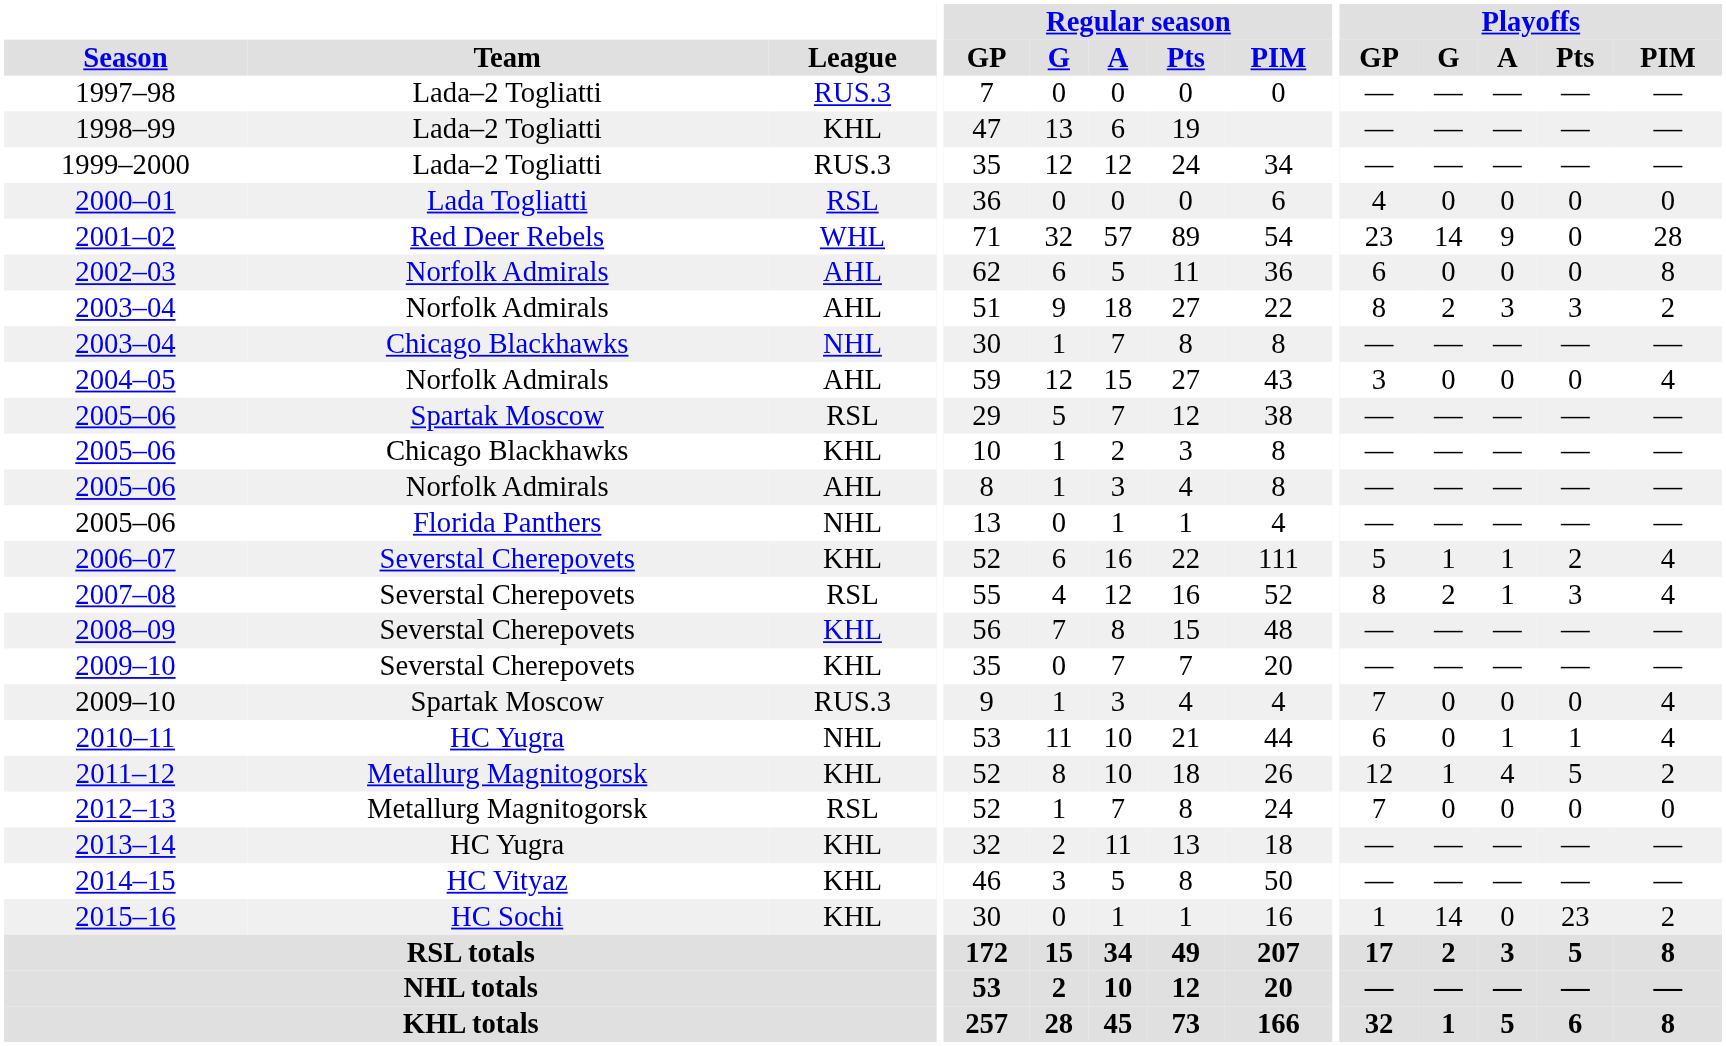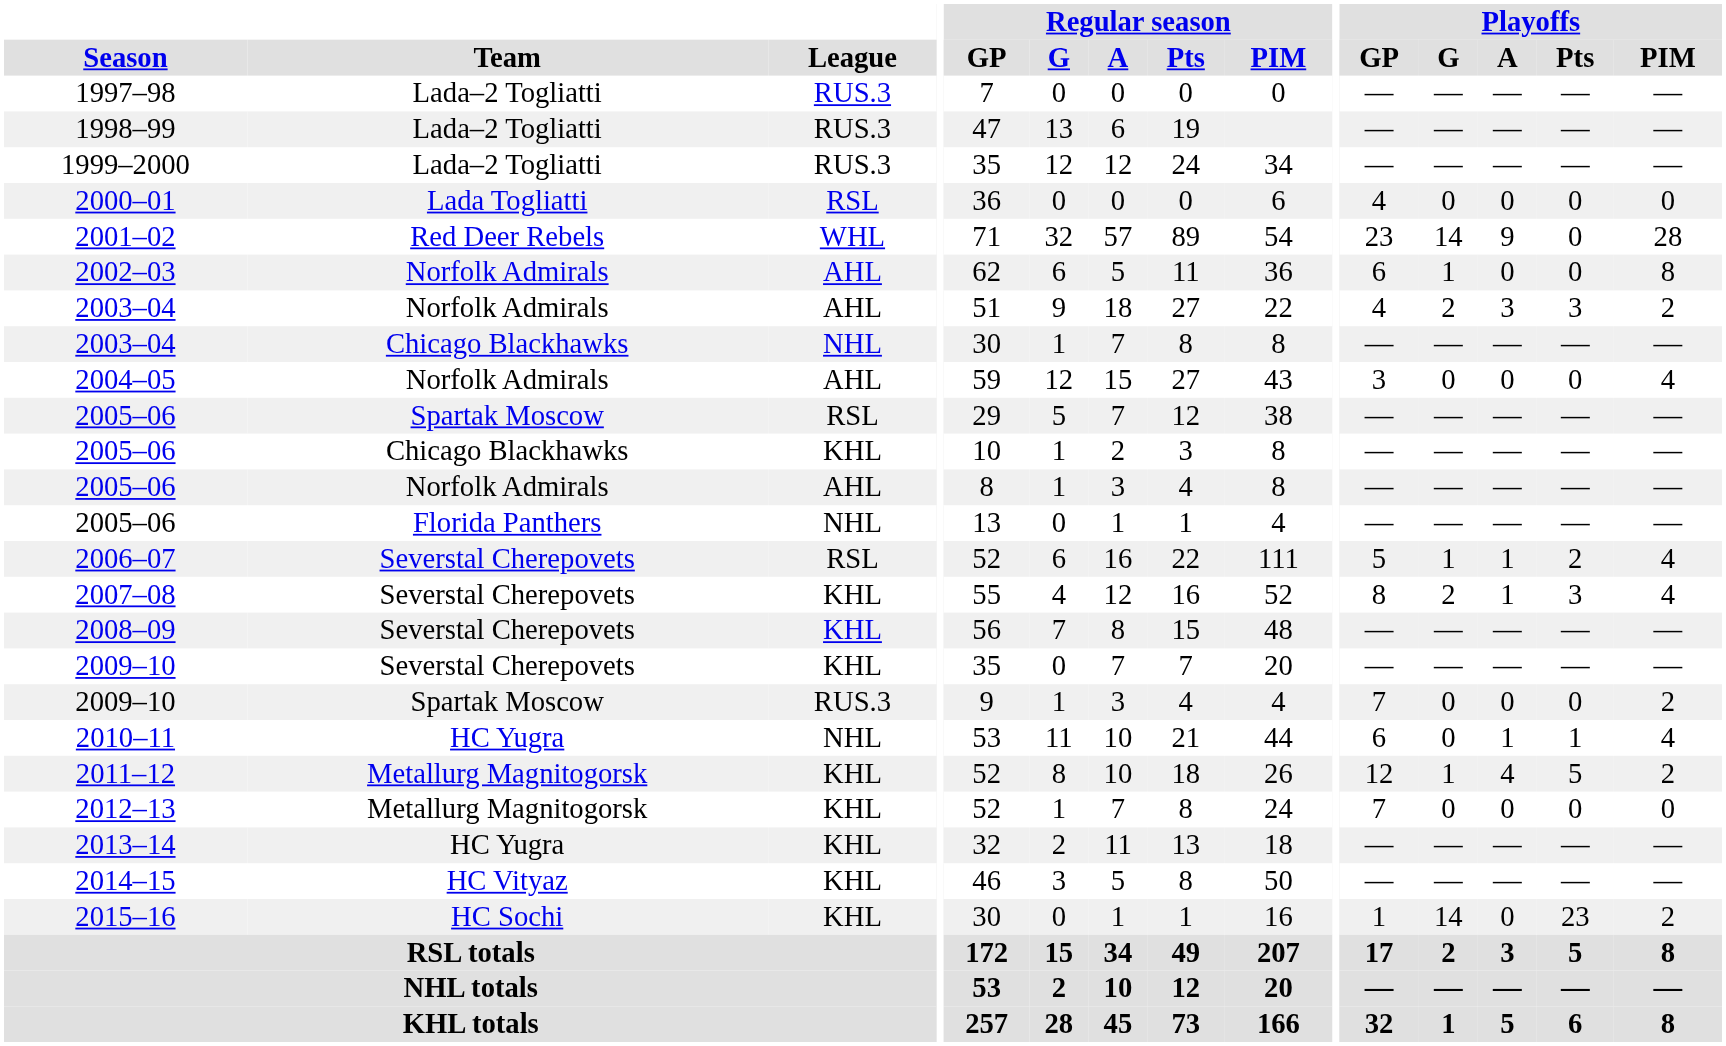(852, 128) KHL -> (852, 128) RUS.3
(1448, 272) 0 -> (1448, 272) 1
(1379, 307) 8 -> (1379, 307) 4
(852, 558) KHL -> (852, 558) RSL
(852, 594) RSL -> (852, 594) KHL
(1668, 701) 4 -> (1668, 701) 2
(852, 809) RSL -> (852, 809) KHL
